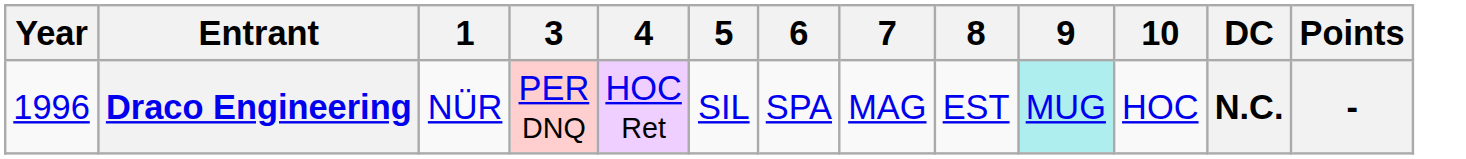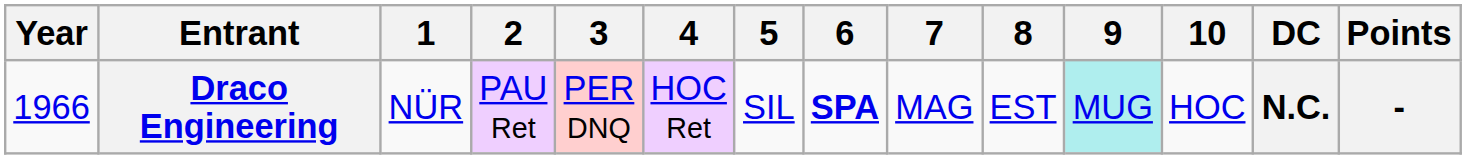+ column: (513, 33)
(52, 106) 1996 -> (52, 106) 1966
(799, 106) normal -> (845, 106) bold
